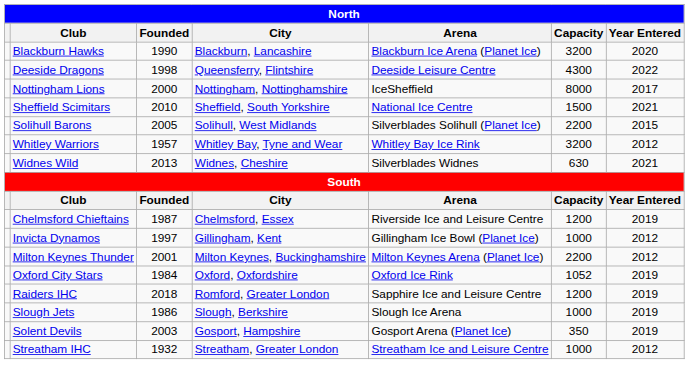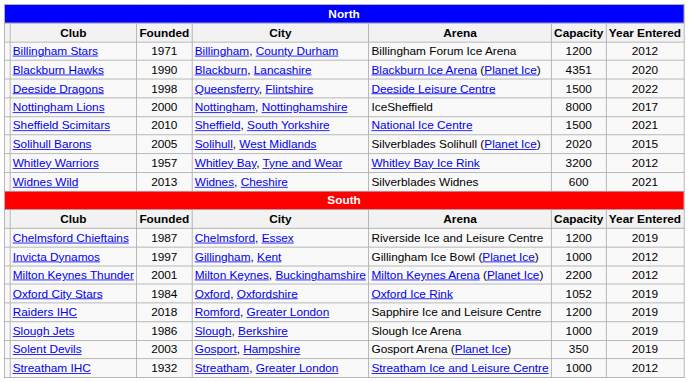+ row: (55, 51)
(579, 51) 3200 -> (579, 70) 4351
(579, 70) 4300 -> (579, 89) 1500
(579, 126) 2200 -> (579, 145) 2020
(579, 163) 630 -> (579, 182) 600
